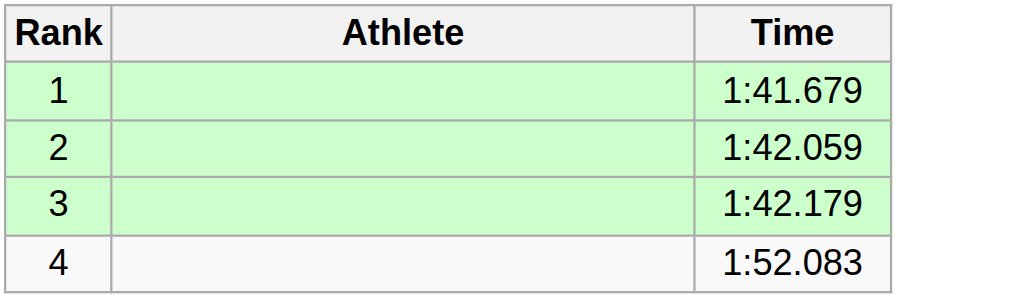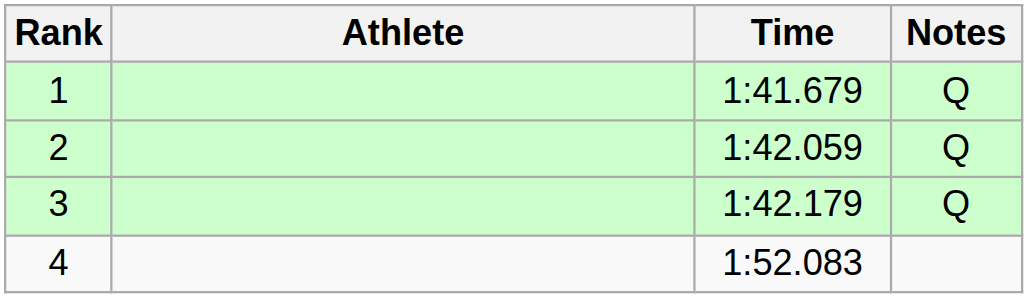+ column: (956, 33)
